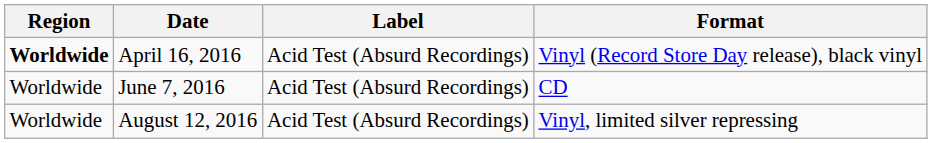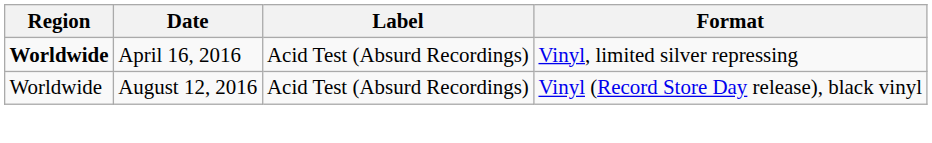(730, 54) Vinyl (Record Store Day release), black vinyl -> (668, 54) Vinyl, limited silver repressing
- row: (171, 87)
(668, 120) Vinyl, limited silver repressing -> (730, 87) Vinyl (Record Store Day release), black vinyl
